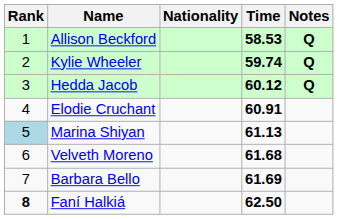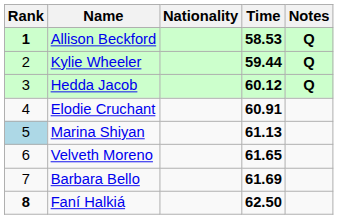(26, 39) normal -> (26, 39) bold
(263, 62) 59.74 -> (263, 62) 59.44
(263, 156) 61.68 -> (263, 156) 61.65
